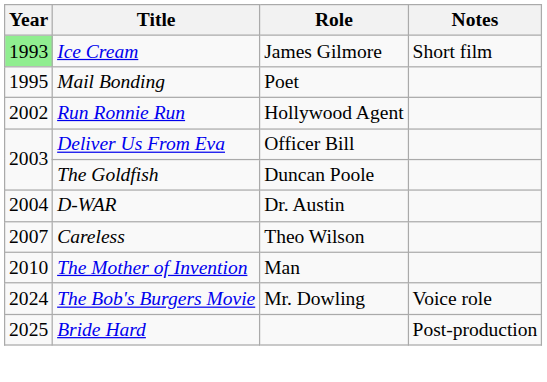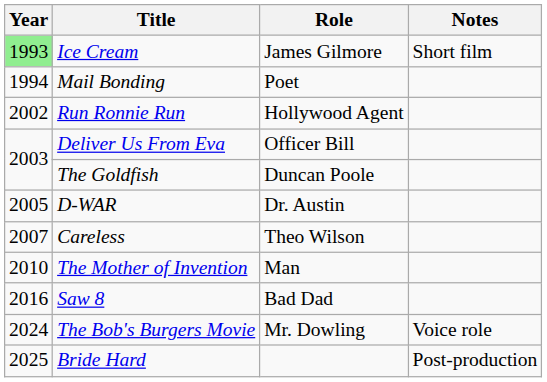(29, 81) 1995 -> (29, 81) 1994
(29, 205) 2004 -> (29, 205) 2005
+ row: (81, 298)
